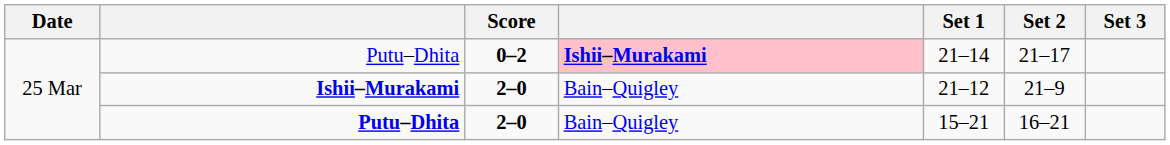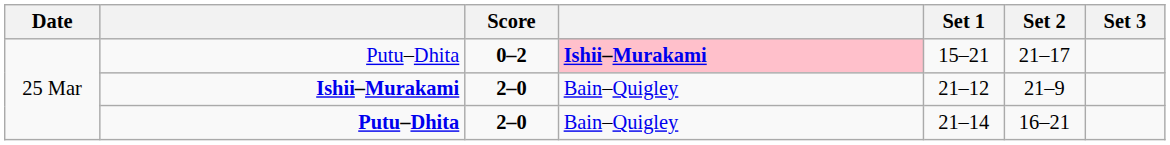(964, 55) 21–14 -> (964, 55) 15–21
(964, 122) 15–21 -> (964, 122) 21–14
